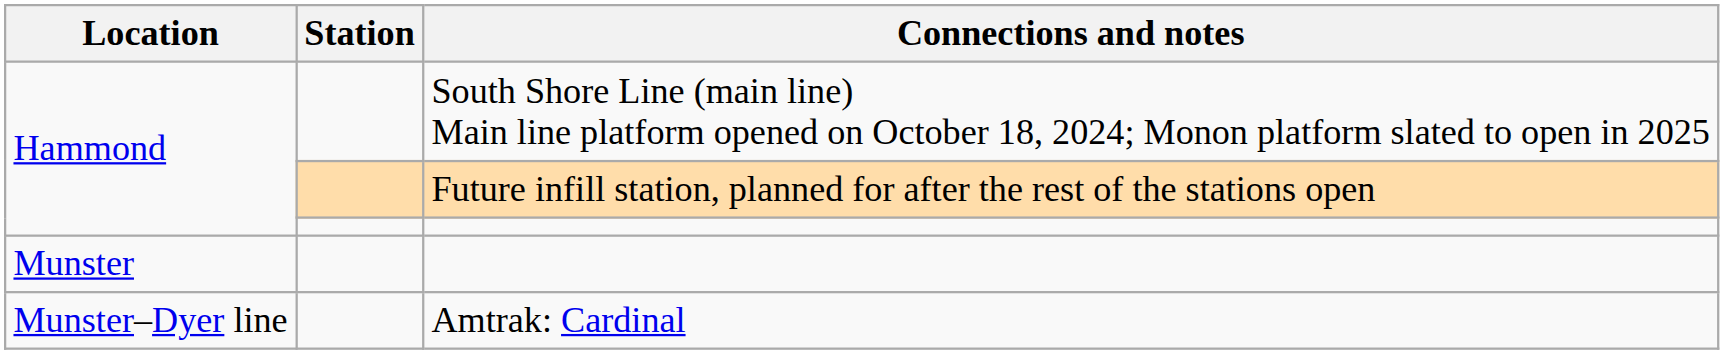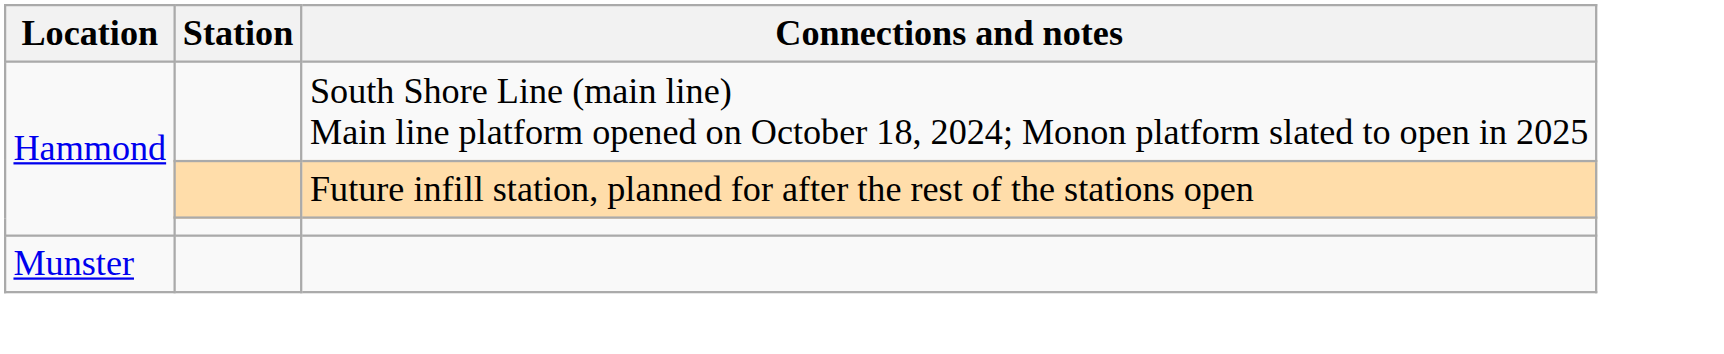- row: (151, 319)
